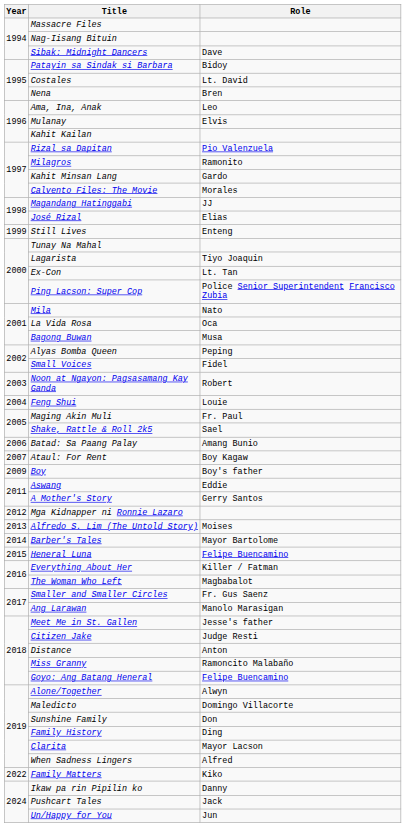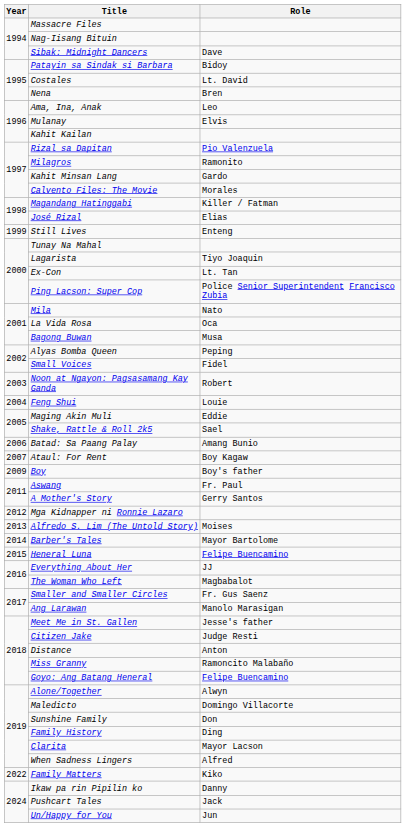(207, 204) JJ -> (240, 204) Killer / Fatman
(222, 416) Fr. Paul -> (215, 416) Eddie
(215, 485) Eddie -> (222, 485) Fr. Paul
(240, 568) Killer / Fatman -> (207, 568) JJ
